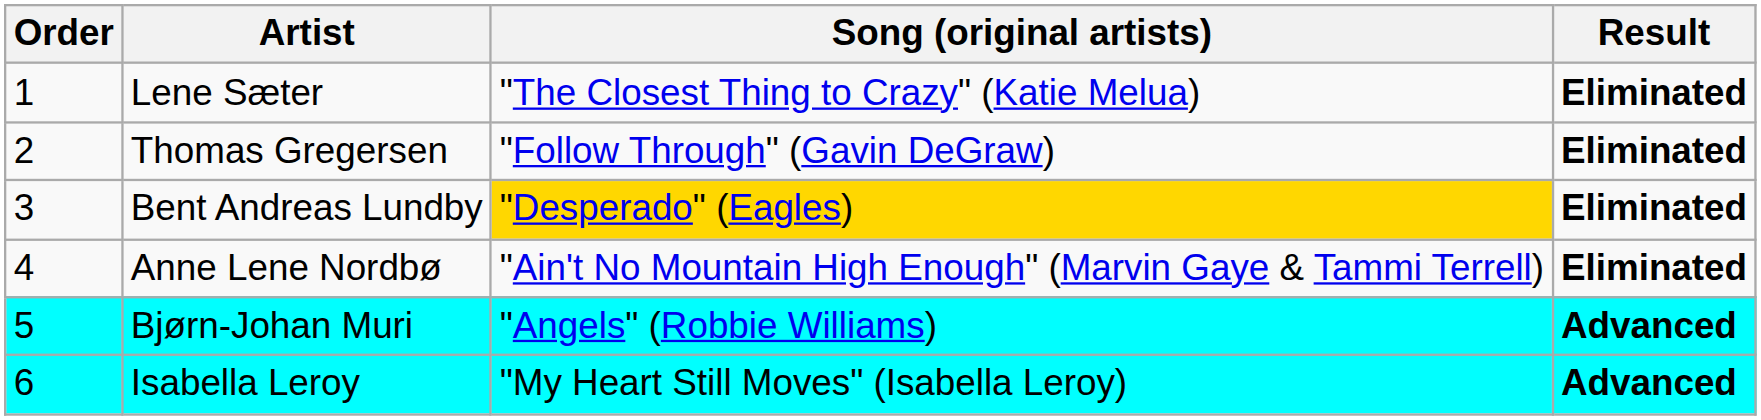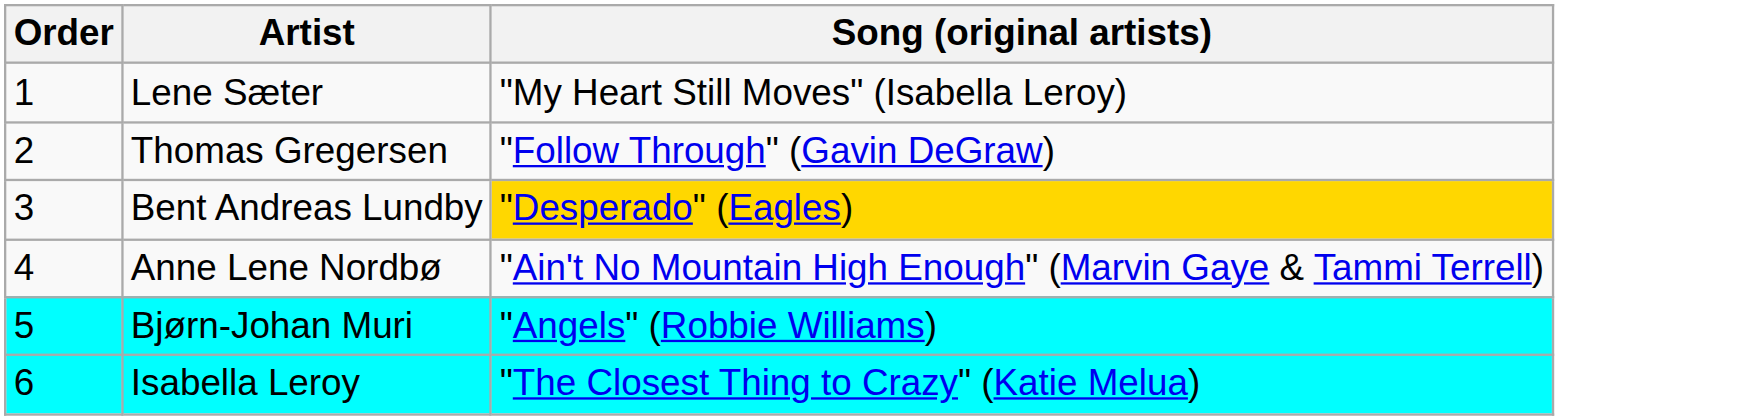- column: (1654, 33)
(850, 92) "The Closest Thing to Crazy" (Katie Melua) -> (813, 92) "My Heart Still Moves" (Isabella Leroy)
(813, 383) "My Heart Still Moves" (Isabella Leroy) -> (850, 383) "The Closest Thing to Crazy" (Katie Melua)
